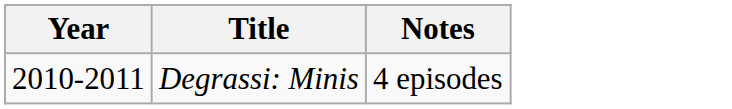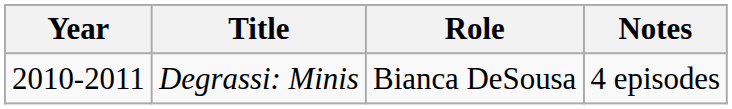+ column: (475, 28)
